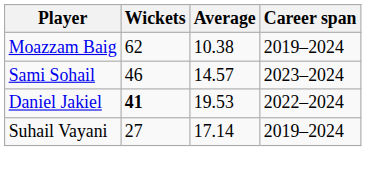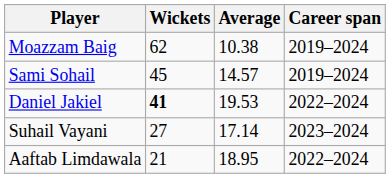(134, 74) 46 -> (158, 74) 45
(304, 74) 2023–2024 -> (328, 74) 2019–2024
(304, 131) 2019–2024 -> (328, 131) 2023–2024
+ row: (75, 159)
